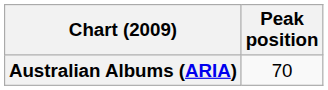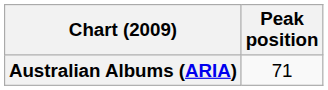(282, 70) 70 -> (282, 70) 71
